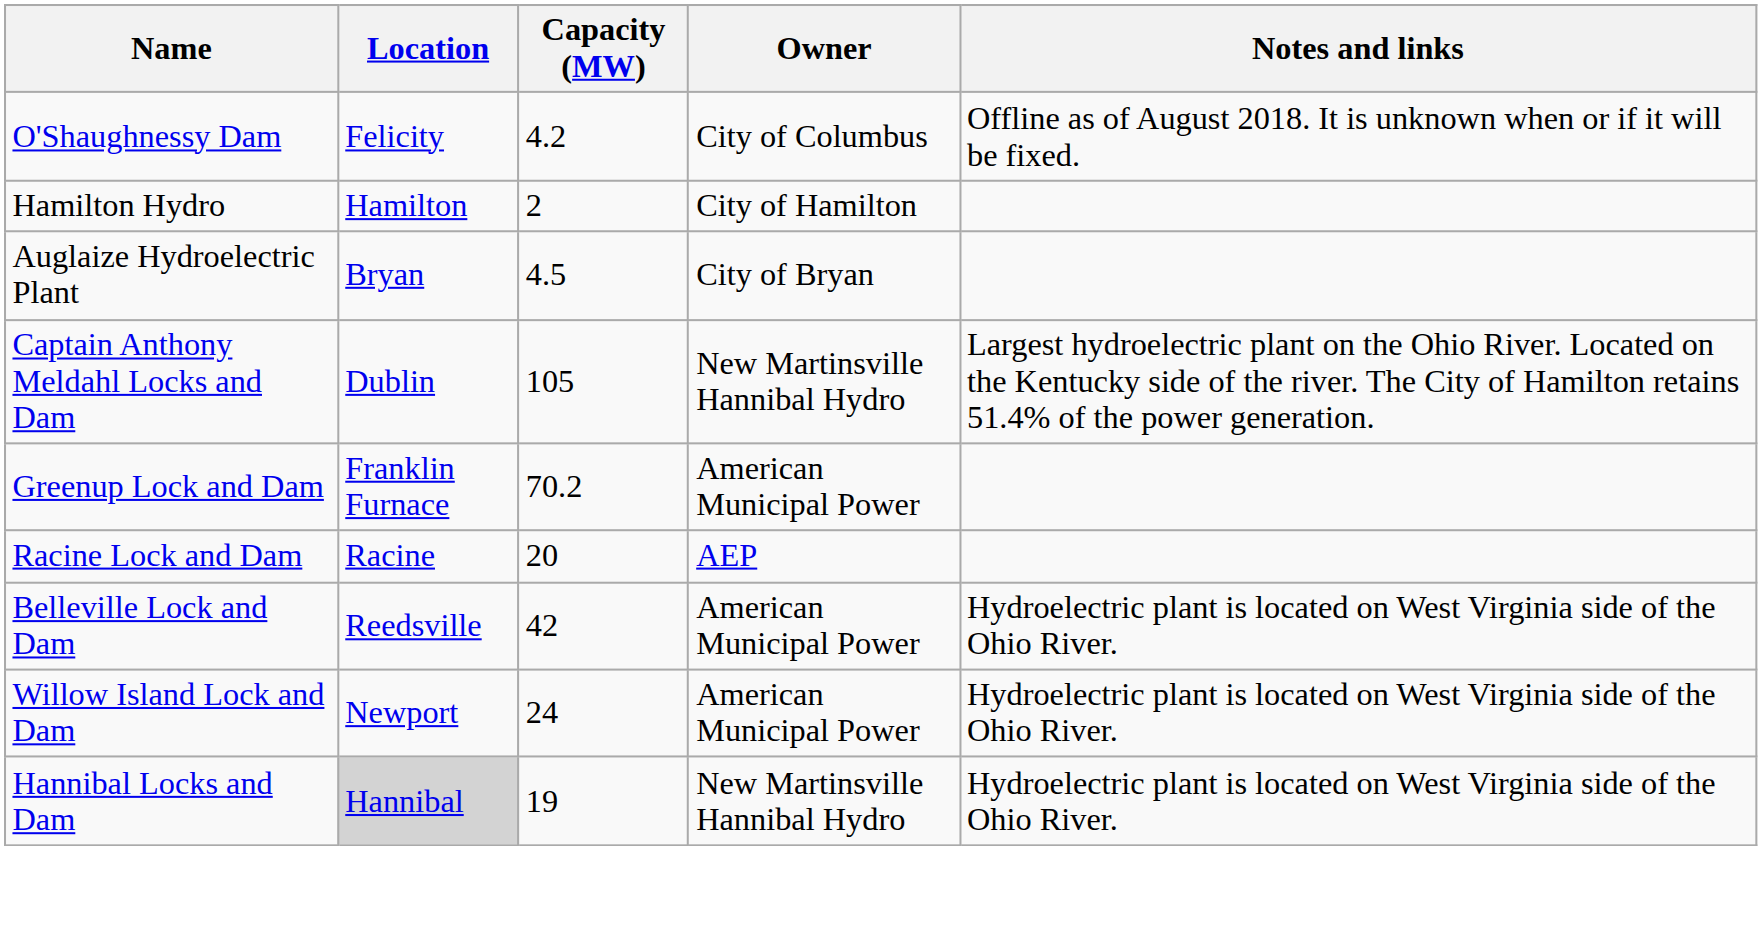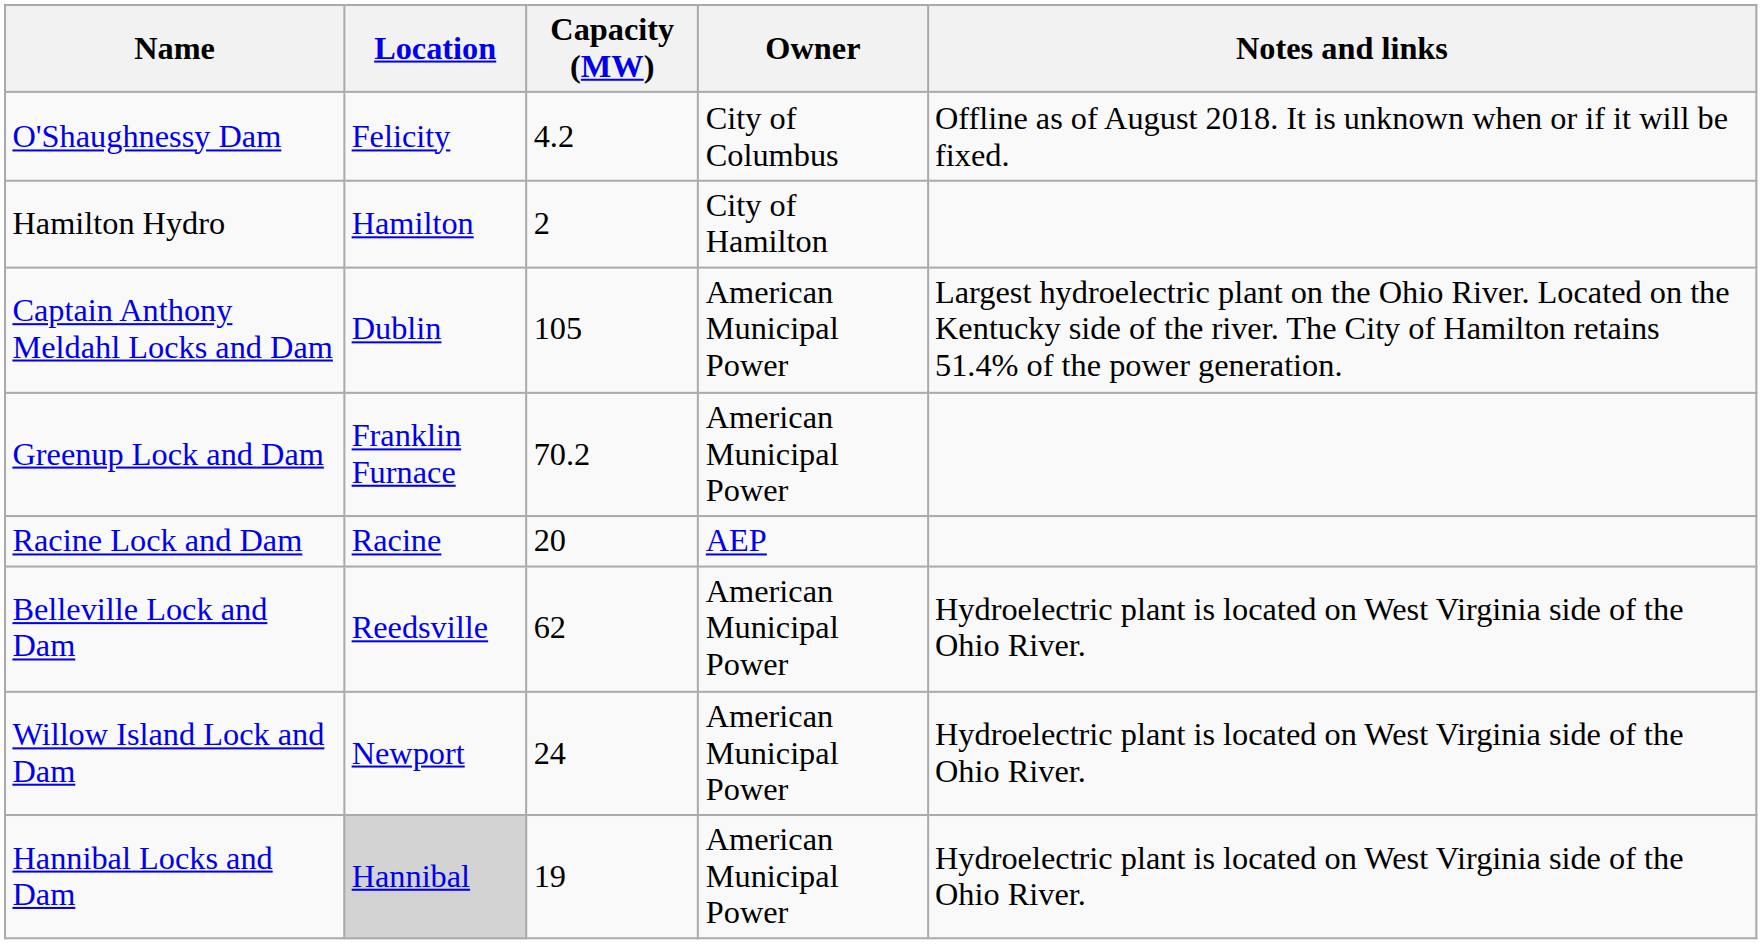- row: (164, 274)
(810, 380) New Martinsville Hannibal Hydro -> (772, 329) American Municipal Power
(542, 625) 42 -> (550, 628) 62
(810, 800) New Martinsville Hannibal Hydro -> (772, 876) American Municipal Power
